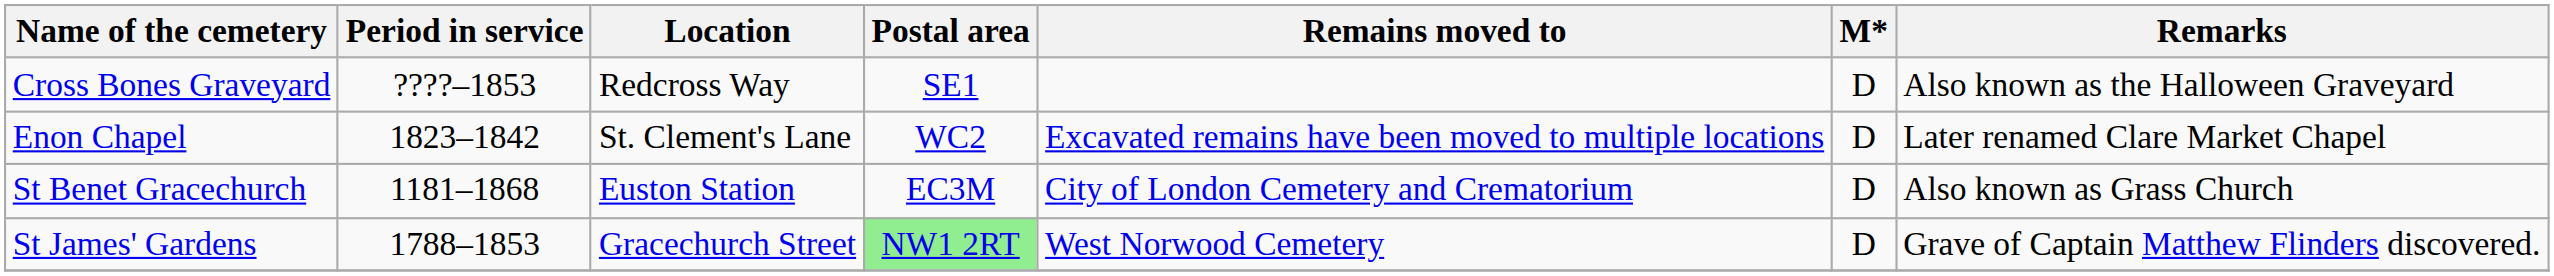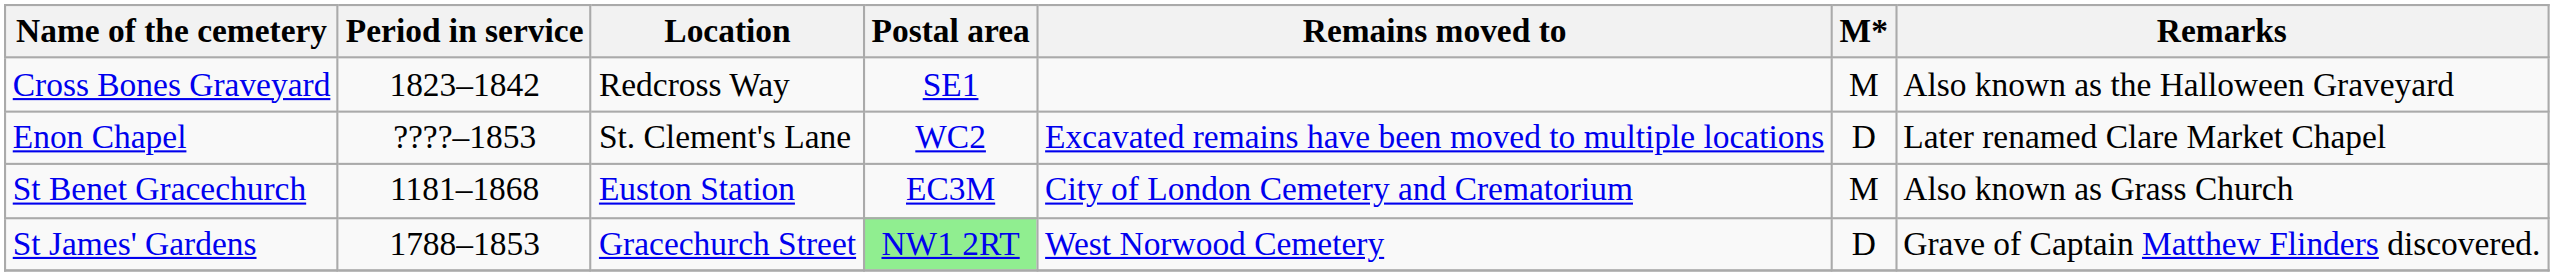(465, 84) ????–1853 -> (465, 84) 1823–1842
(1864, 84) D -> (1864, 84) M
(465, 137) 1823–1842 -> (465, 137) ????–1853
(1864, 190) D -> (1864, 190) M
